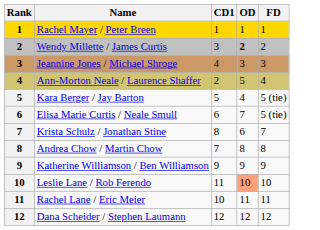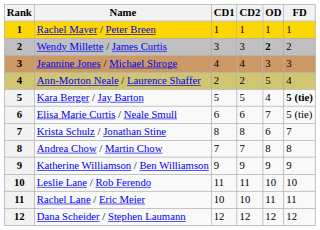+ column: (250, 13)
(274, 98) normal -> (300, 98) bold
(245, 183) lightsalmon background -> (271, 183) no background
